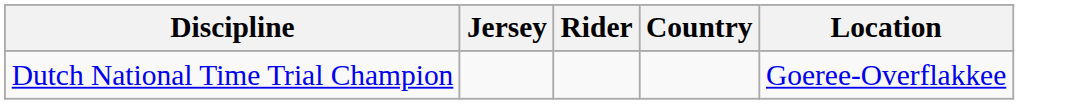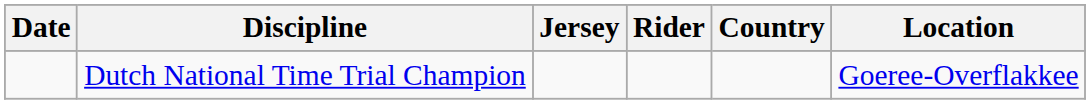+ column: (41, 27)
